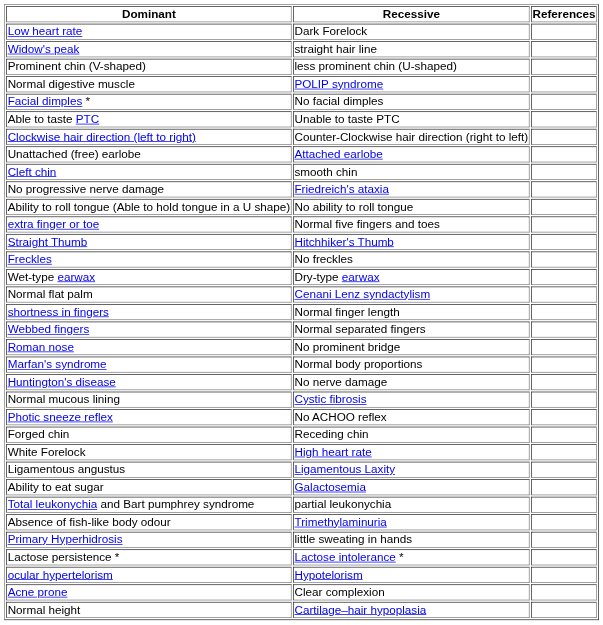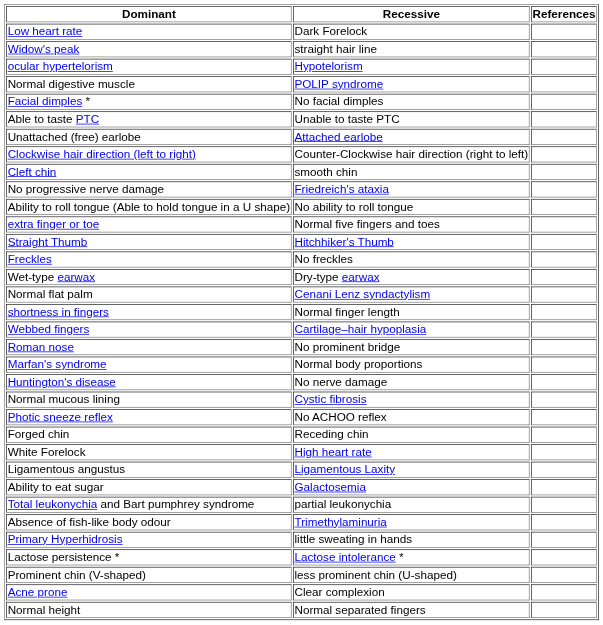rows swapped: (60, 574) <-> (77, 66)
rows swapped: (74, 154) <-> (102, 136)
(360, 329) Normal separated fingers -> (360, 329) Cartilage–hair hypoplasia
(360, 610) Cartilage–hair hypoplasia -> (360, 610) Normal separated fingers
